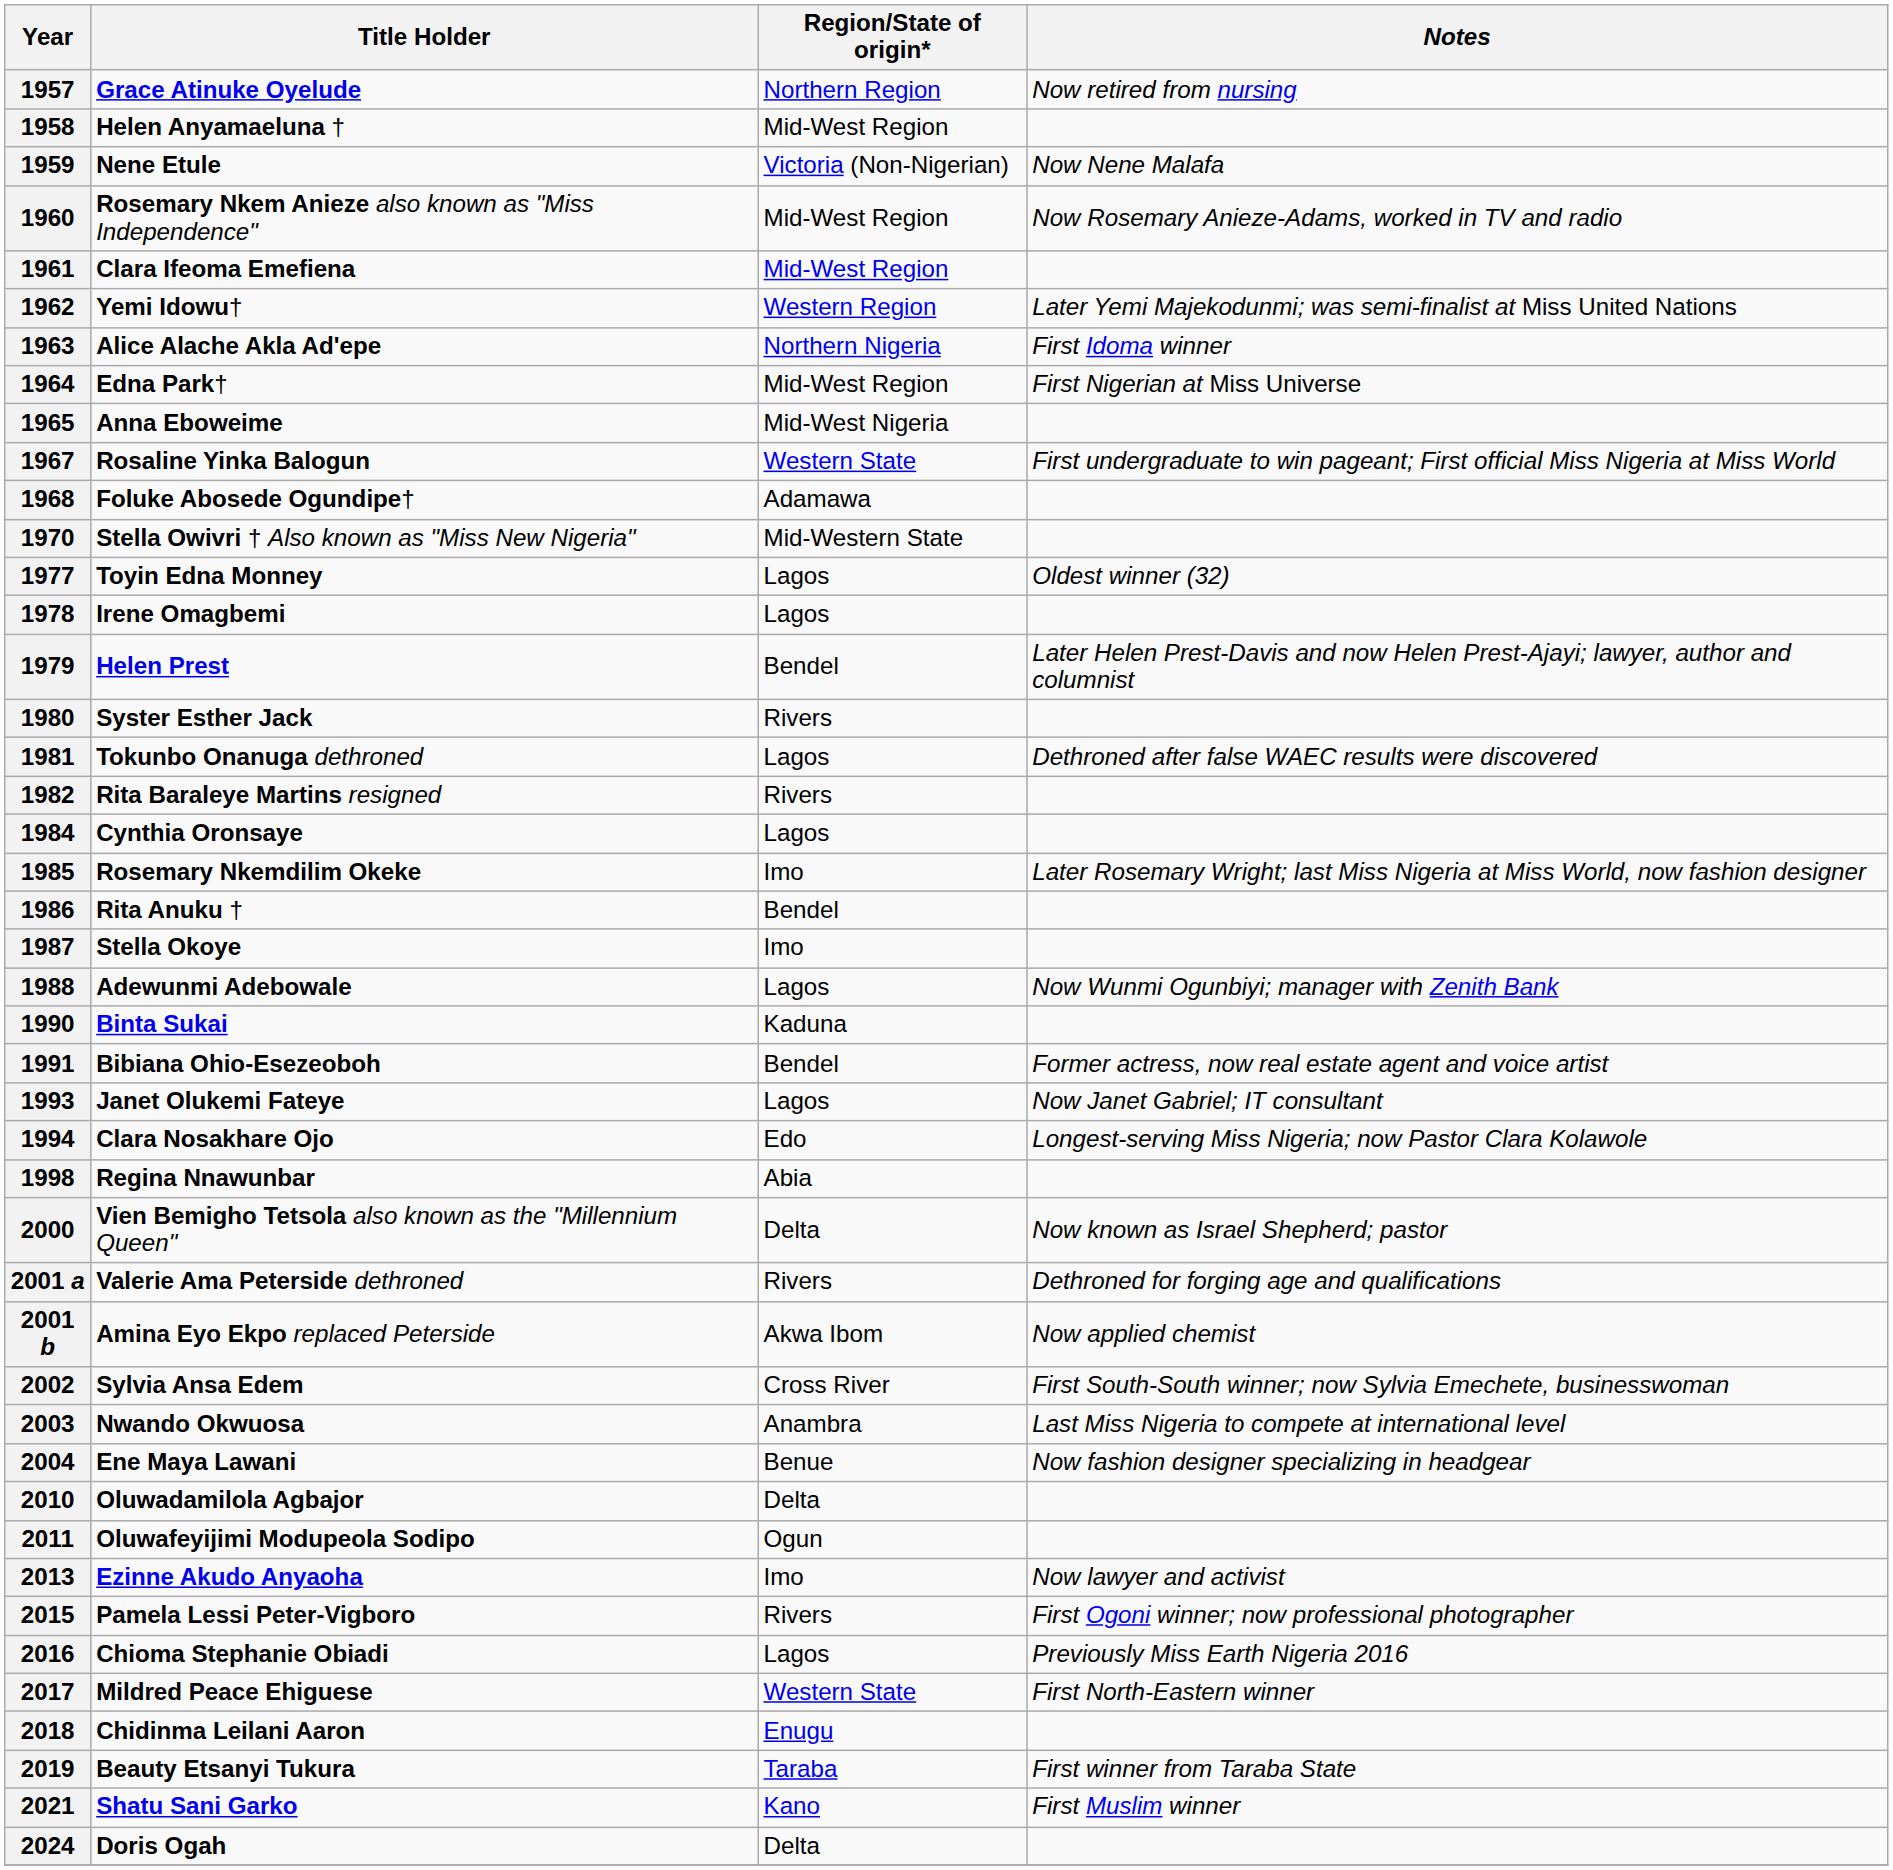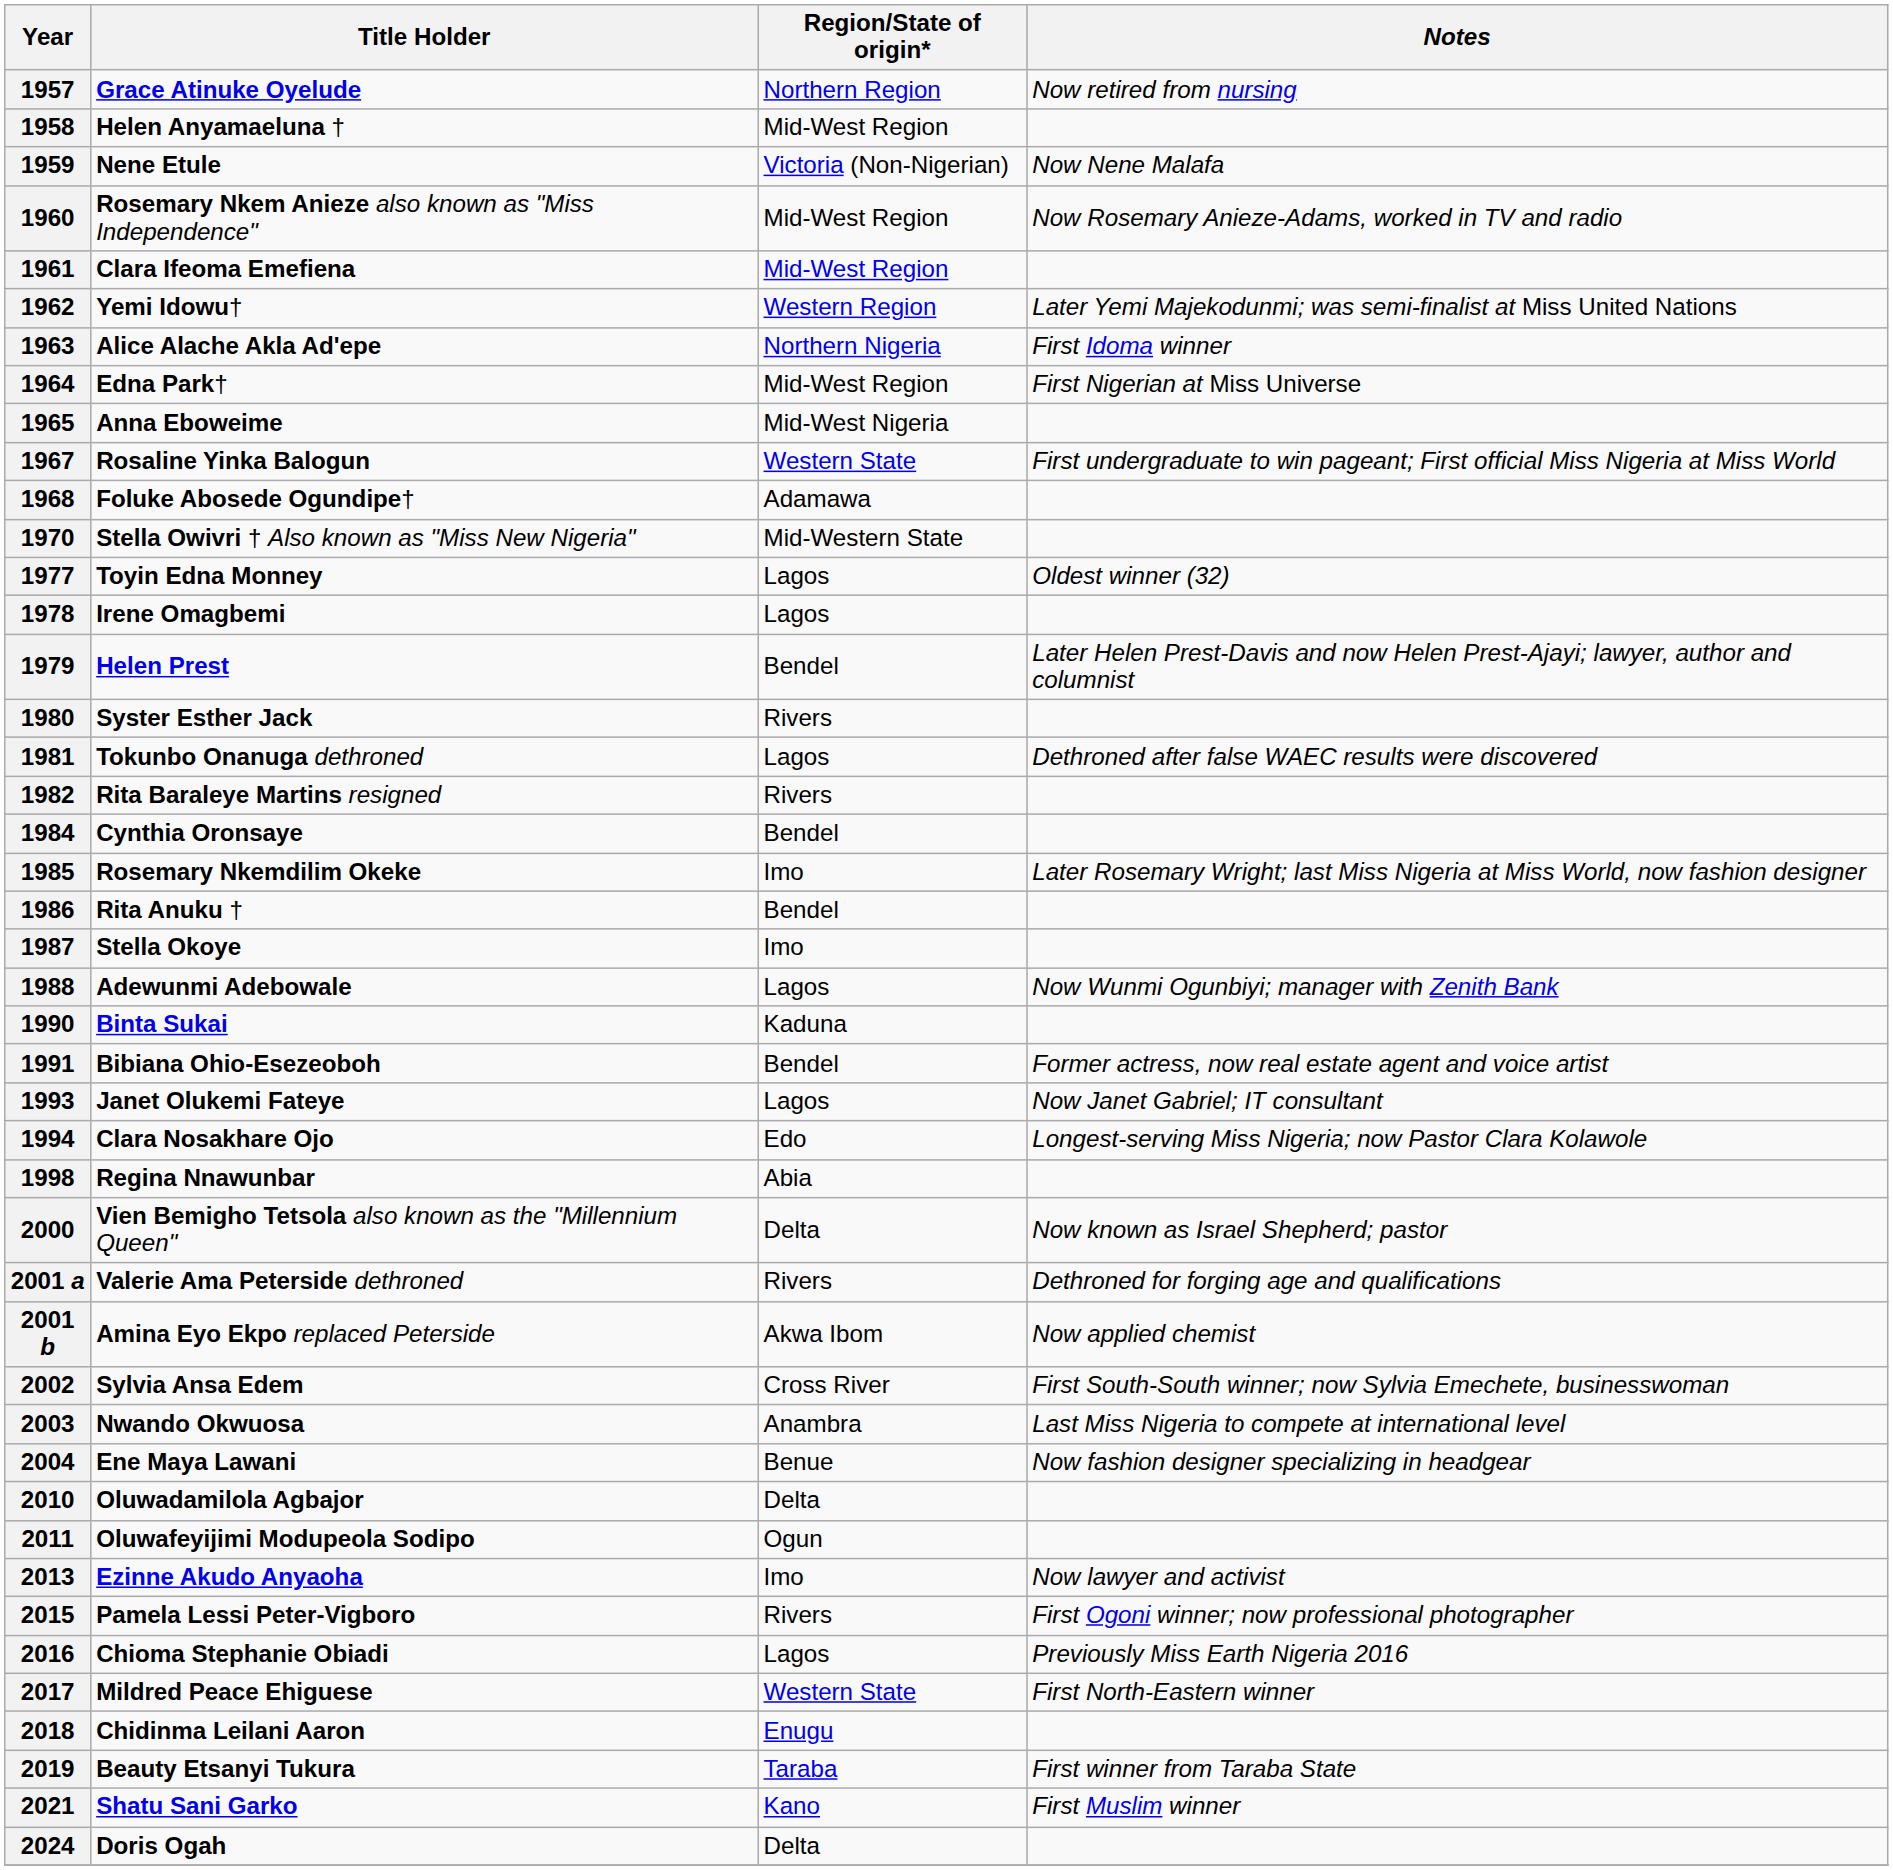(796, 833) Lagos -> (801, 833) Bendel
